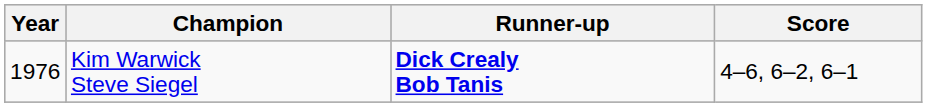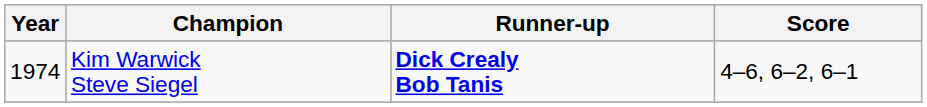(35, 71) 1976 -> (35, 71) 1974
